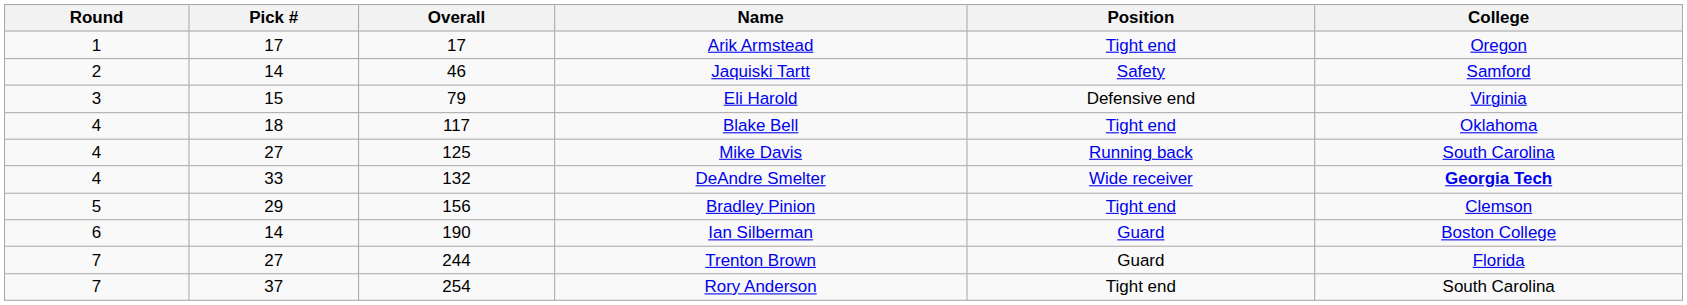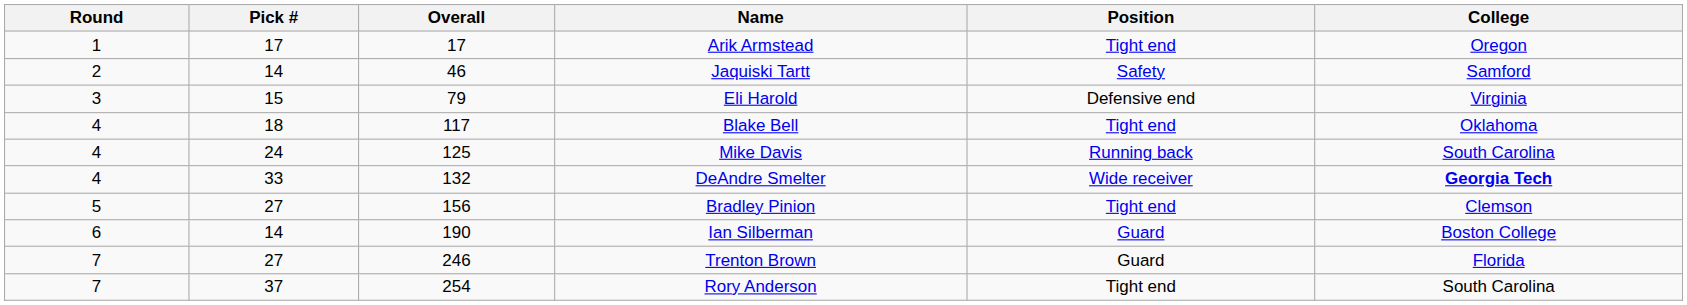(274, 152) 27 -> (274, 152) 24
(274, 206) 29 -> (274, 206) 27
(457, 260) 244 -> (457, 260) 246
